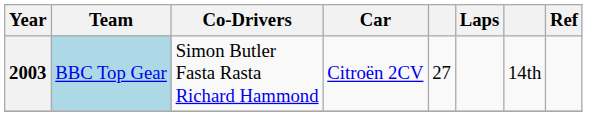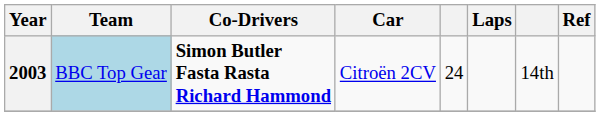(247, 73) normal -> (253, 73) bold
(442, 73) 27 -> (454, 73) 24
